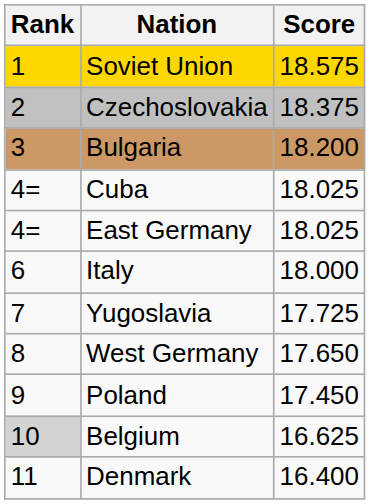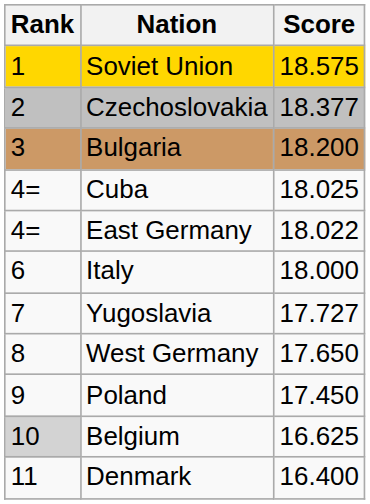(319, 107) 18.375 -> (319, 107) 18.377
(319, 230) 18.025 -> (319, 230) 18.022
(319, 312) 17.725 -> (319, 312) 17.727
